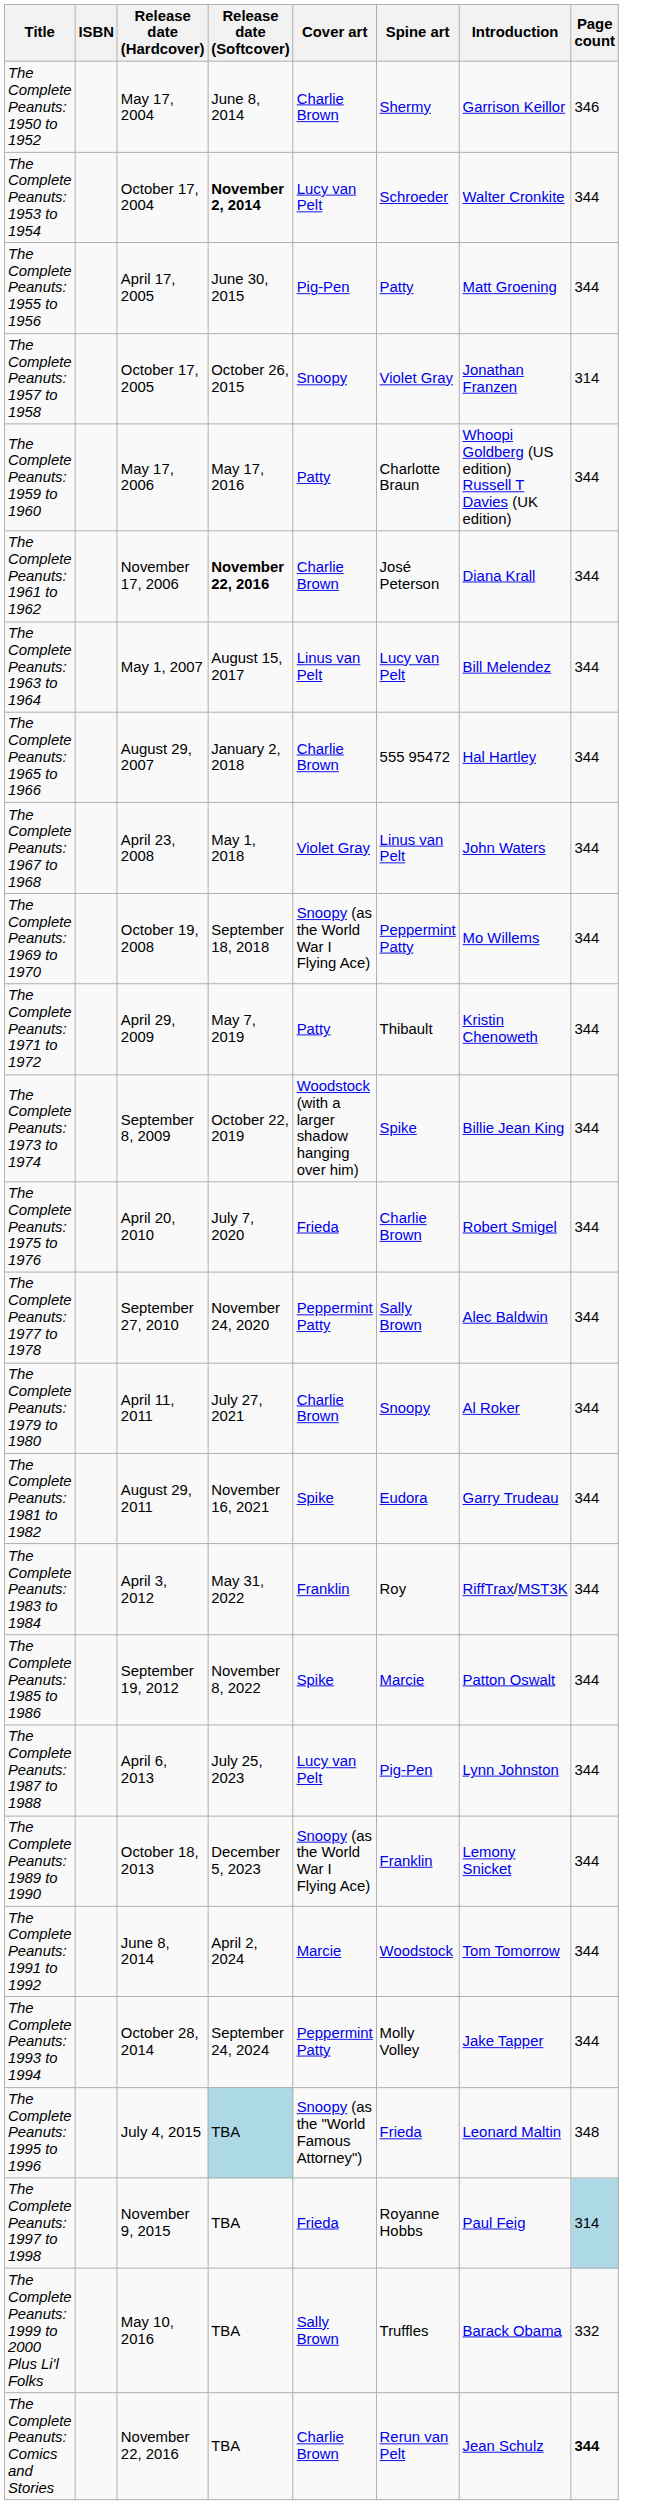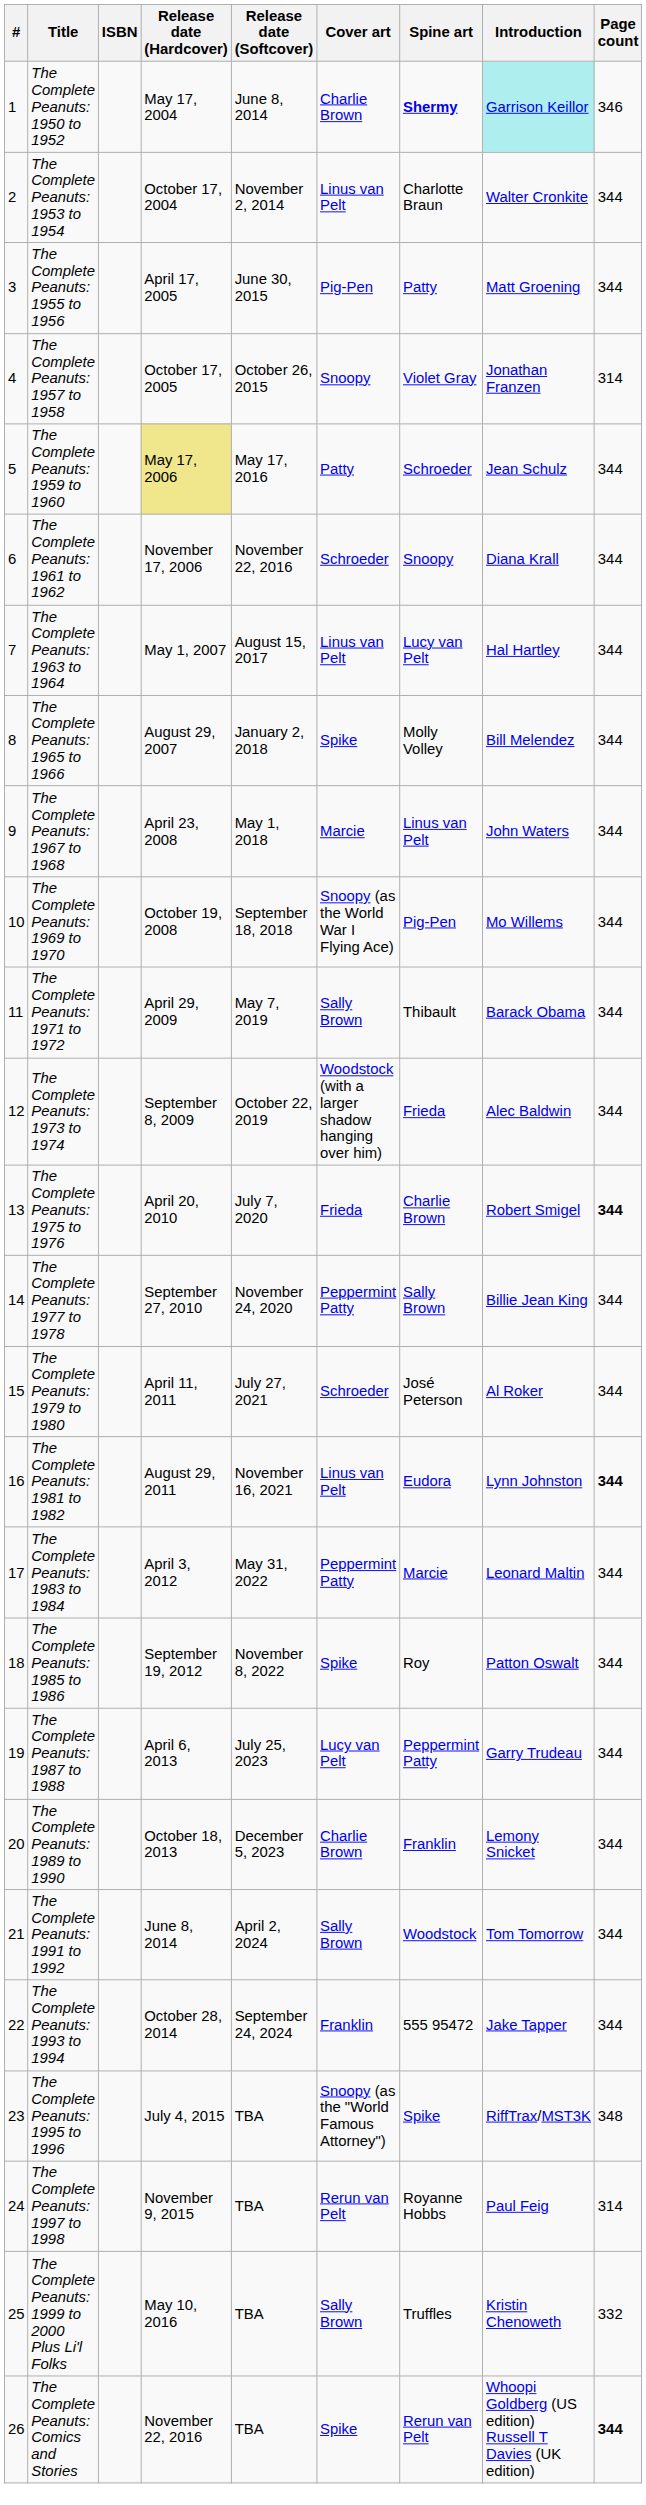+ column: (16, 33)
(405, 106) normal -> (430, 106) bold
(514, 106) no background -> (537, 106) paleturquoise background
(248, 197) bold -> (269, 197) normal
(326, 197) Lucy van Pelt -> (352, 197) Linus van Pelt
(414, 197) Schroeder -> (433, 197) Charlotte Braun
(147, 477) no background -> (171, 469) khaki background
(410, 477) Charlotte Braun -> (437, 469) Schroeder
(508, 477) Whoopi Goldberg (US edition) Russell T Davies (UK edition) -> (527, 469) Jean Schulz
(248, 576) bold -> (269, 559) normal
(320, 576) Charlie Brown -> (354, 559) Schroeder
(409, 576) José Peterson -> (428, 559) Snoopy
(507, 666) Bill Melendez -> (523, 650) Hal Hartley
(320, 757) Charlie Brown -> (339, 740) Spike
(415, 757) 555 95472 -> (423, 740) Molly Volley
(499, 757) Hal Hartley -> (530, 740) Bill Melendez
(333, 848) Violet Gray -> (342, 831) Marcie
(418, 938) Peppermint Patty -> (429, 921) Pig-Pen
(314, 1029) Patty -> (341, 1012) Sally Brown
(500, 1029) Kristin Chenoweth -> (536, 1012) Barack Obama
(398, 1128) Spike -> (424, 1111) Frieda
(513, 1128) Billie Jean King -> (529, 1111) Alec Baldwin
(587, 1227) normal -> (610, 1210) bold
(505, 1317) Alec Baldwin -> (537, 1300) Billie Jean King
(320, 1408) Charlie Brown -> (354, 1391) Schroeder
(405, 1408) Snoopy -> (433, 1391) José Peterson
(315, 1498) Spike -> (352, 1481) Linus van Pelt
(511, 1498) Garry Trudeau -> (534, 1481) Lynn Johnston
(587, 1498) normal -> (610, 1481) bold
(323, 1589) Franklin -> (358, 1572) Peppermint Patty
(393, 1589) Roy -> (425, 1572) Marcie
(515, 1589) RiffTrax/MST3K -> (535, 1572) Leonard Maltin
(402, 1679) Marcie -> (416, 1663) Roy
(406, 1770) Pig-Pen -> (441, 1753) Peppermint Patty
(511, 1770) Lynn Johnston -> (534, 1753) Garry Trudeau
(334, 1860) Snoopy (as the World War I Flying Ace) -> (344, 1844) Charlie Brown
(319, 1951) Marcie -> (341, 1934) Sally Brown
(335, 2042) Peppermint Patty -> (347, 2025) Franklin
(399, 2042) Molly Volley -> (438, 2025) 555 95472
(226, 2132) lightblue background -> (249, 2115) no background
(401, 2132) Frieda -> (422, 2115) Spike
(512, 2132) Leonard Maltin -> (538, 2115) RiffTrax/MST3K
(318, 2223) Frieda -> (354, 2206) Rerun van Pelt
(587, 2223) lightblue background -> (610, 2206) no background
(512, 2330) Barack Obama -> (524, 2313) Kristin Chenoweth
(320, 2446) Charlie Brown -> (339, 2429) Spike
(503, 2446) Jean Schulz -> (531, 2429) Whoopi Goldberg (US edition) Russell T Davies (UK edition)
